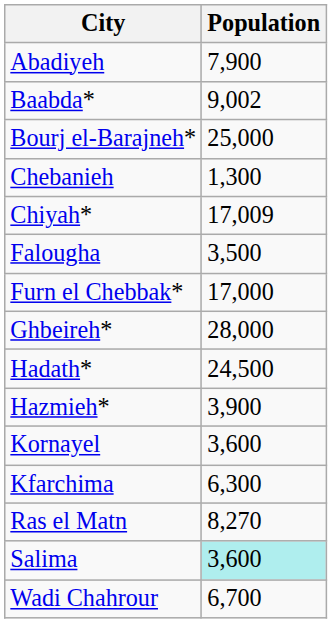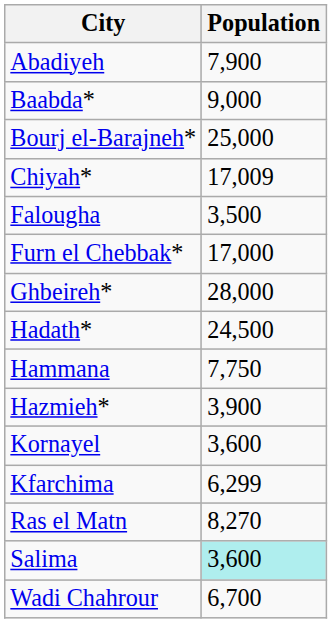(234, 100) 9,002 -> (234, 100) 9,000
- row: (62, 176)
+ row: (60, 368)
(234, 483) 6,300 -> (234, 483) 6,299
